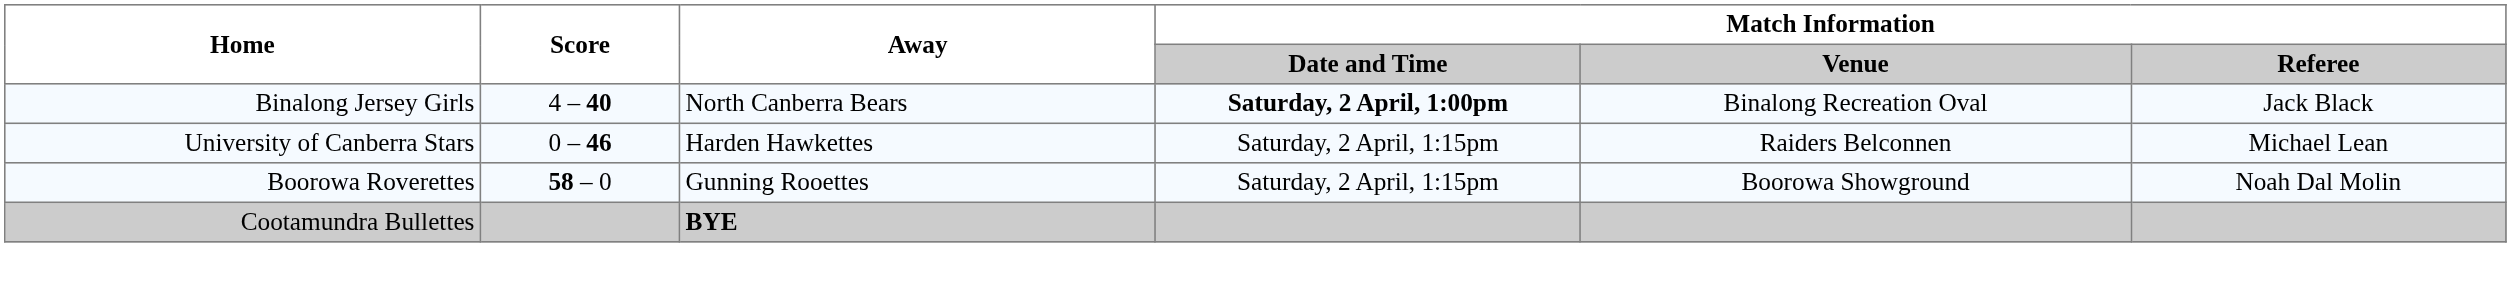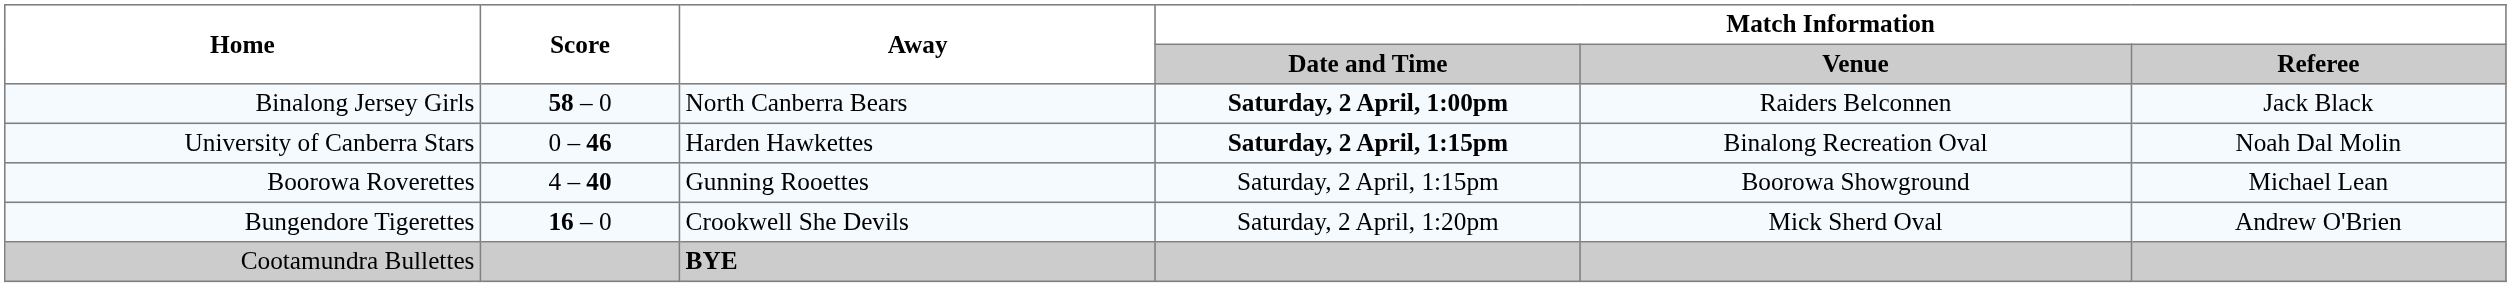(580, 103) 4 – 40 -> (580, 103) 58 – 0
(1856, 103) Binalong Recreation Oval -> (1856, 103) Raiders Belconnen
(1368, 142) normal -> (1368, 142) bold
(1856, 142) Raiders Belconnen -> (1856, 142) Binalong Recreation Oval
(2318, 142) Michael Lean -> (2318, 142) Noah Dal Molin
(580, 182) 58 – 0 -> (580, 182) 4 – 40
(2318, 182) Noah Dal Molin -> (2318, 182) Michael Lean
+ row: (360, 221)
